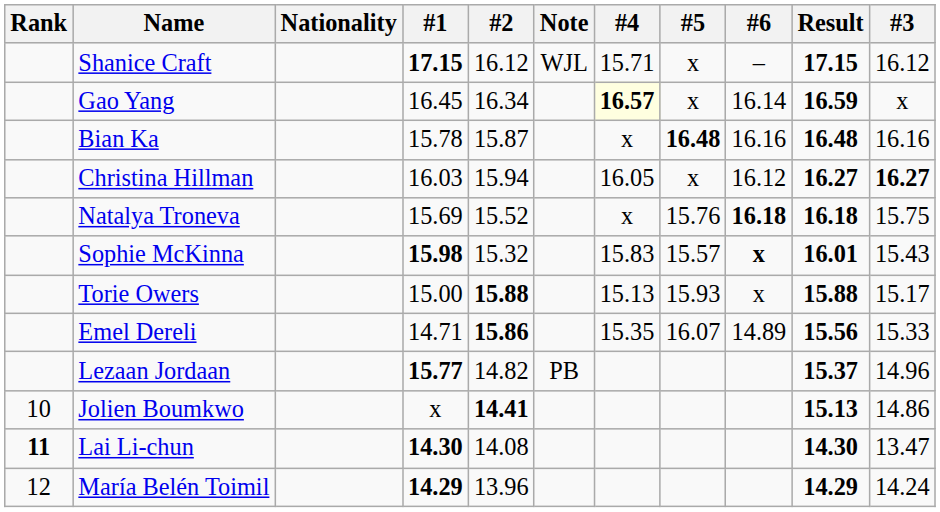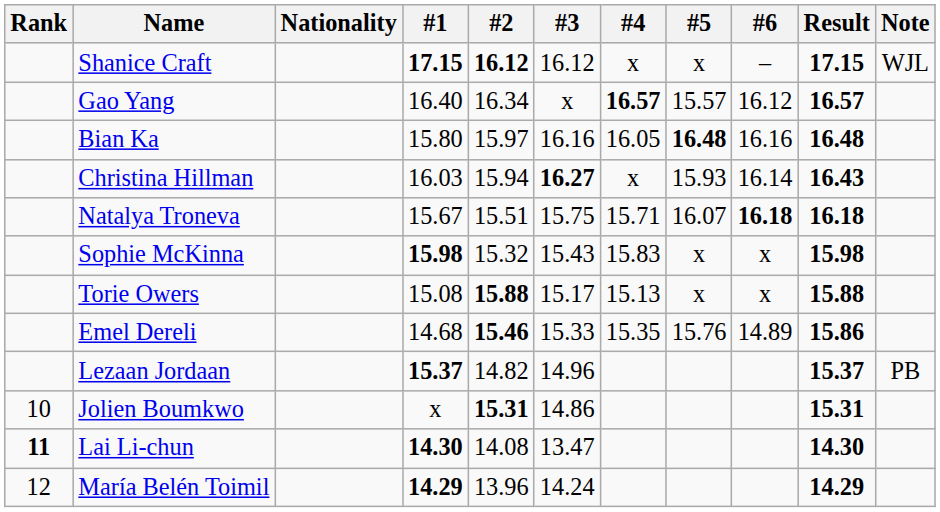columns swapped: (902, 23) <-> (564, 23)
(501, 62) normal -> (501, 62) bold
(627, 62) 15.71 -> (633, 62) x
(435, 100) 16.45 -> (435, 100) 16.40
(627, 100) lightyellow background -> (633, 100) no background
(693, 100) x -> (699, 100) 15.57
(759, 100) 16.14 -> (765, 100) 16.12
(831, 100) 16.59 -> (837, 100) 16.57
(435, 139) 15.78 -> (435, 139) 15.80
(501, 139) 15.87 -> (501, 139) 15.97
(627, 139) x -> (633, 139) 16.05
(627, 178) 16.05 -> (633, 178) x
(693, 178) x -> (699, 178) 15.93
(759, 178) 16.12 -> (765, 178) 16.14
(831, 178) 16.27 -> (837, 178) 16.43
(435, 216) 15.69 -> (435, 216) 15.67
(501, 216) 15.52 -> (501, 216) 15.51
(627, 216) x -> (633, 216) 15.71
(693, 216) 15.76 -> (699, 216) 16.07
(693, 255) 15.57 -> (699, 255) x
(759, 255) bold -> (765, 255) normal
(831, 255) 16.01 -> (837, 255) 15.98
(435, 293) 15.00 -> (435, 293) 15.08
(693, 293) 15.93 -> (699, 293) x
(435, 332) 14.71 -> (435, 332) 14.68
(501, 332) 15.86 -> (501, 332) 15.46
(693, 332) 16.07 -> (699, 332) 15.76
(831, 332) 15.56 -> (837, 332) 15.86
(435, 370) 15.77 -> (435, 370) 15.37
(501, 409) 14.41 -> (501, 409) 15.31
(831, 409) 15.13 -> (837, 409) 15.31
